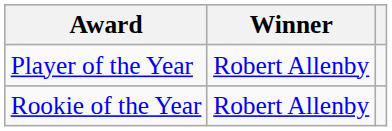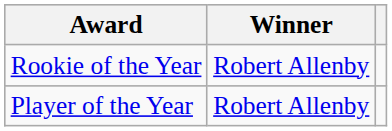rows swapped: (102, 65) <-> (106, 105)
